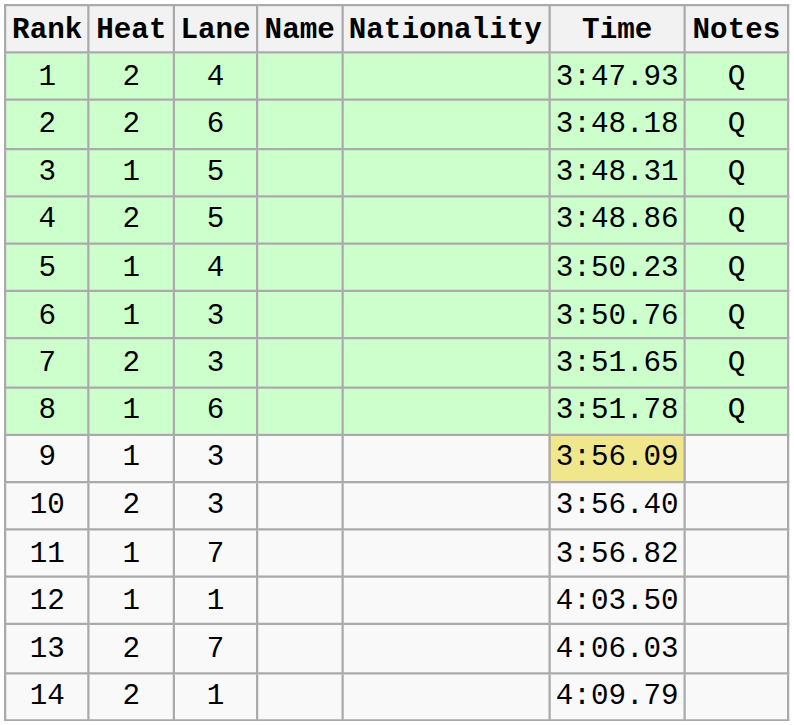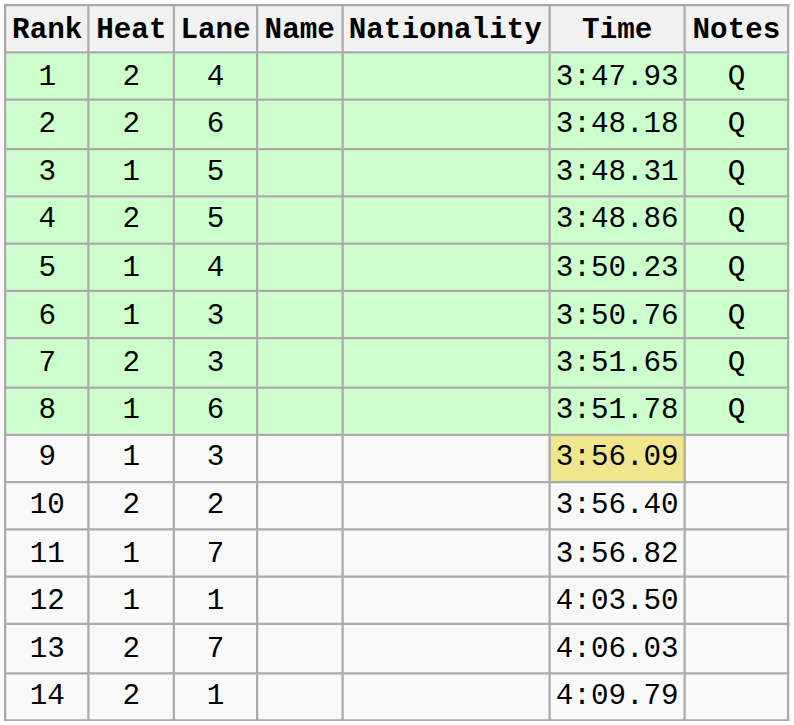(216, 506) 3 -> (216, 506) 2
